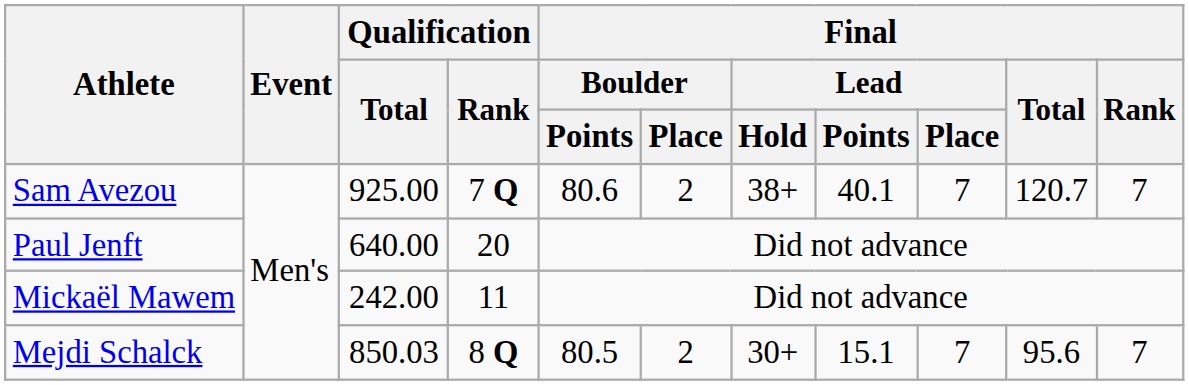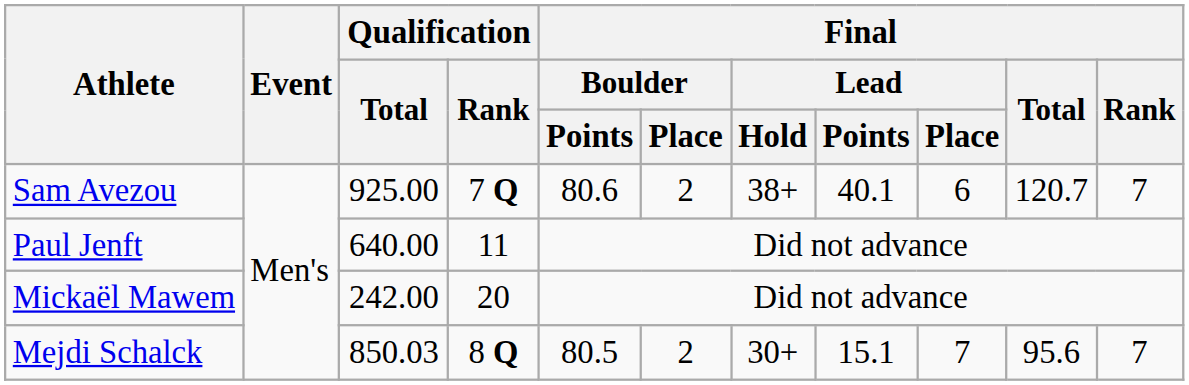(962, 190) 7 -> (962, 190) 6
(493, 244) 20 -> (493, 244) 11
(493, 298) 11 -> (493, 298) 20
